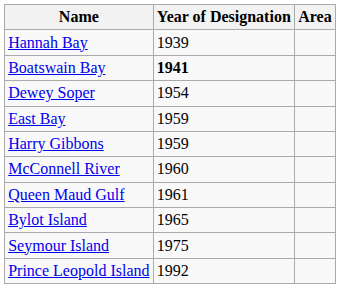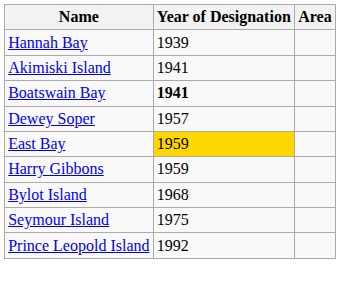+ row: (60, 67)
(173, 93) 1954 -> (173, 118) 1957
(173, 118) no background -> (173, 144) gold background
- row: (64, 169)
- row: (66, 194)
(173, 220) 1965 -> (173, 194) 1968
